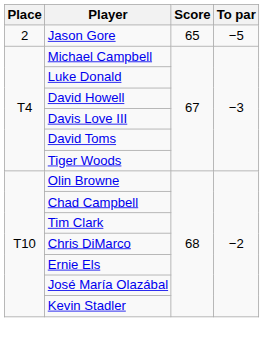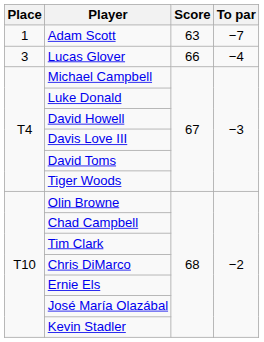+ row: (82, 35)
- row: (82, 35)
+ row: (86, 56)
